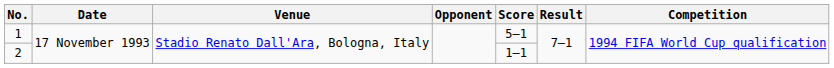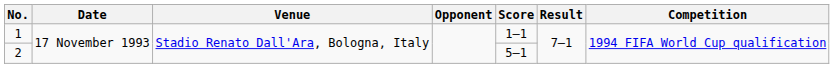(516, 34) 5–1 -> (516, 34) 1–1
(516, 53) 1–1 -> (516, 53) 5–1
